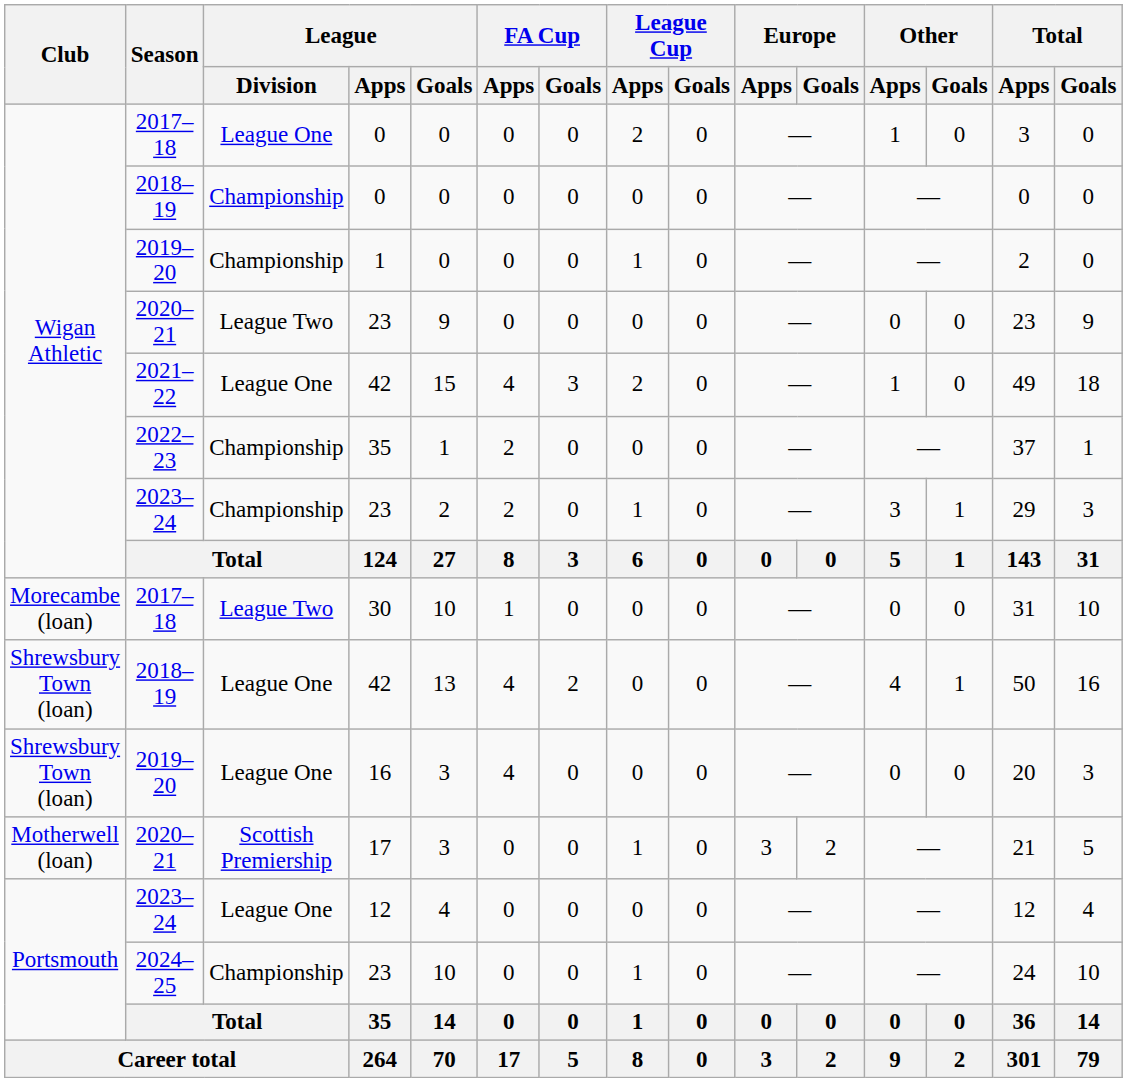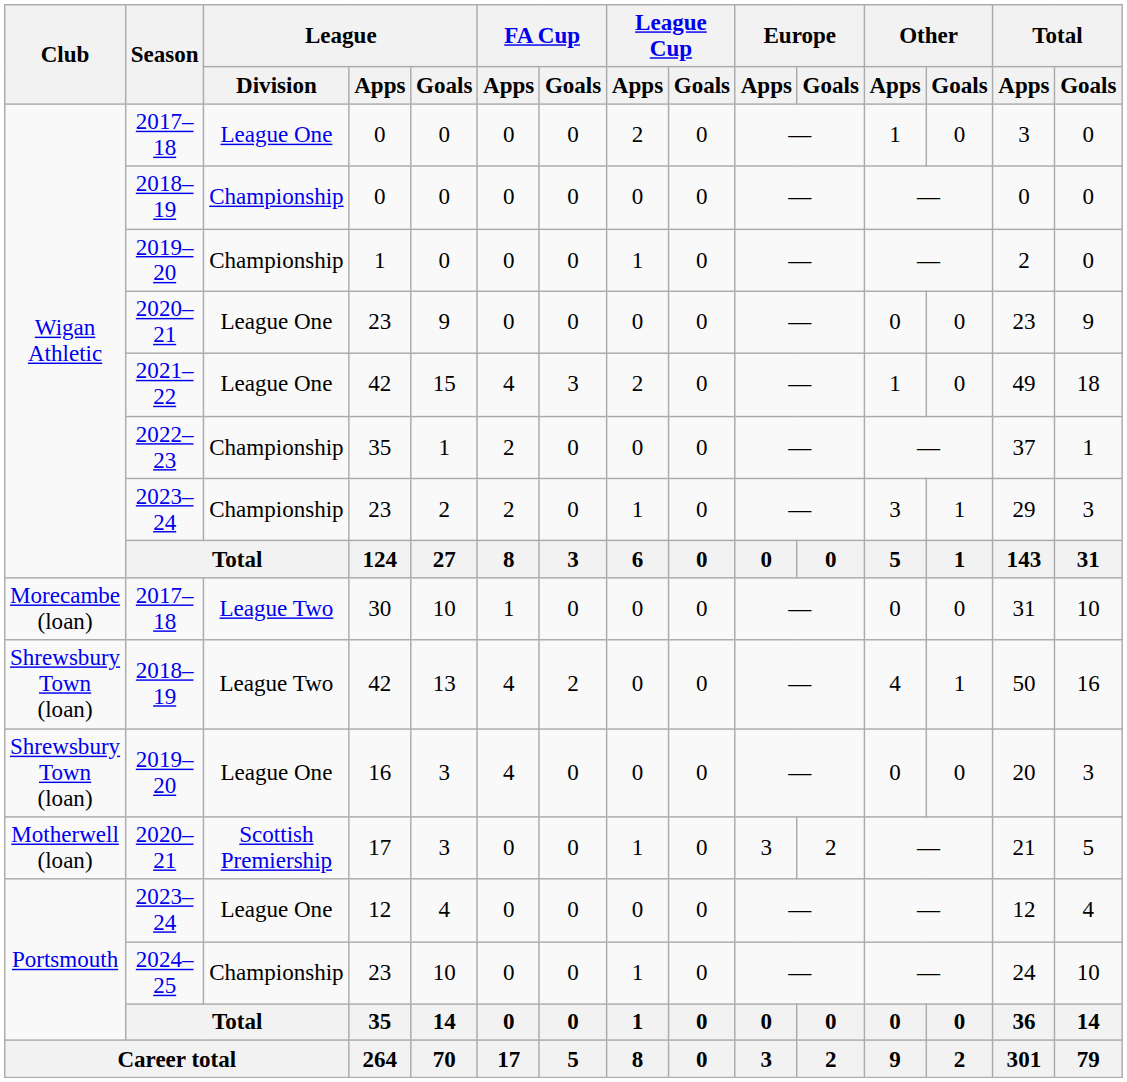(276, 322) League Two -> (276, 322) League One
(276, 683) League One -> (276, 683) League Two
